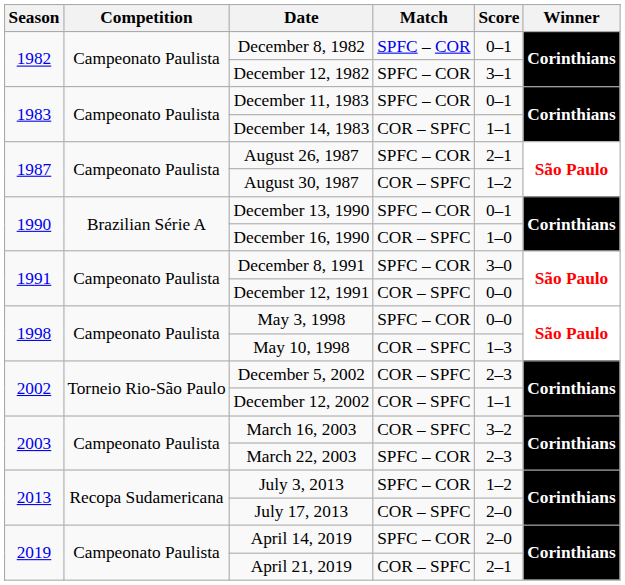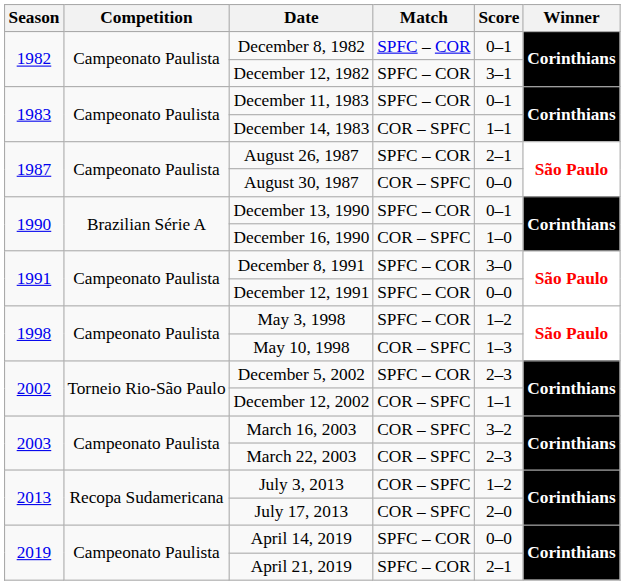(499, 182) 1–2 -> (499, 182) 0–0
(424, 292) COR – SPFC -> (424, 292) SPFC – COR
(499, 319) 0–0 -> (499, 319) 1–2
(424, 374) COR – SPFC -> (424, 374) SPFC – COR
(424, 456) SPFC – COR -> (424, 456) COR – SPFC
(424, 484) SPFC – COR -> (424, 484) COR – SPFC
(499, 538) 2–0 -> (499, 538) 0–0
(424, 566) COR – SPFC -> (424, 566) SPFC – COR
